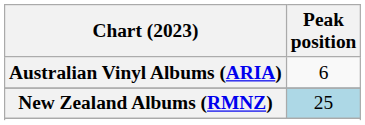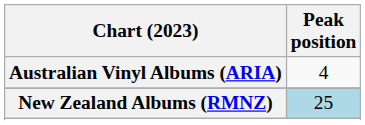(324, 72) 6 -> (324, 72) 4
